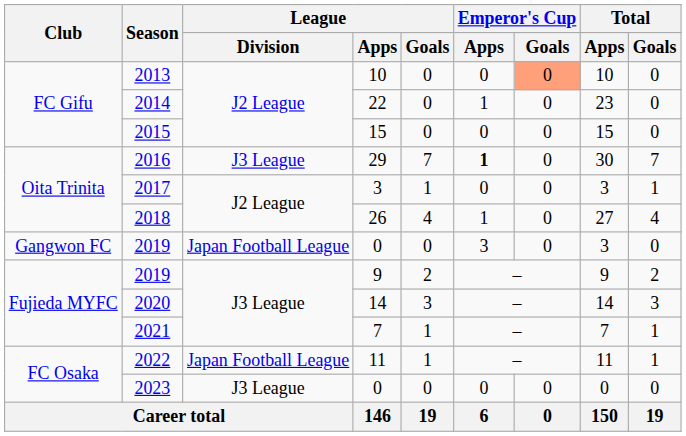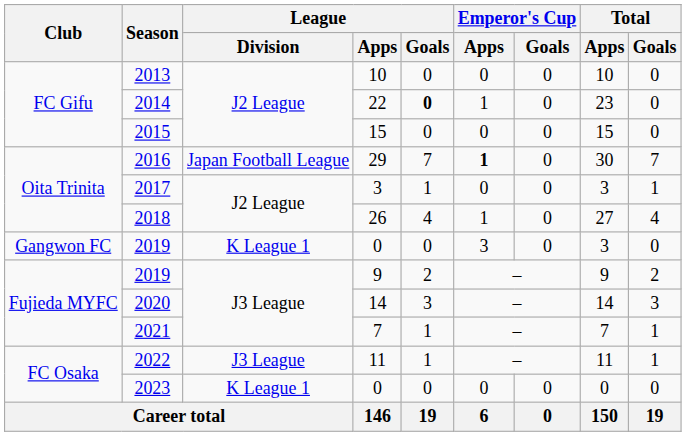(547, 75) lightsalmon background -> (547, 75) no background
(428, 103) normal -> (428, 103) bold
(268, 160) J3 League -> (268, 160) Japan Football League
(268, 246) Japan Football League -> (268, 246) K League 1
(268, 359) Japan Football League -> (268, 359) J3 League
(268, 388) J3 League -> (268, 388) K League 1
